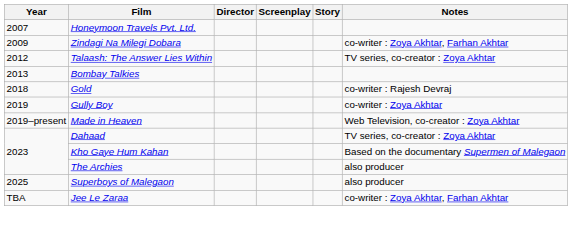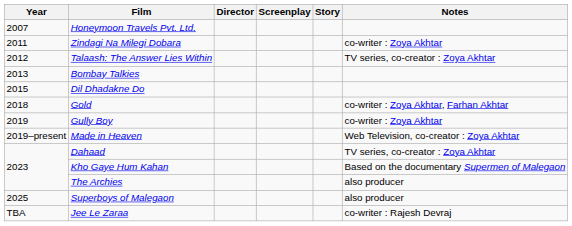(17, 43) 2009 -> (17, 43) 2011
(426, 43) co-writer : Zoya Akhtar, Farhan Akhtar -> (393, 43) co-writer : Zoya Akhtar
+ row: (108, 89)
(398, 89) co-writer : Rajesh Devraj -> (426, 105) co-writer : Zoya Akhtar, Farhan Akhtar
(426, 197) co-writer : Zoya Akhtar, Farhan Akhtar -> (398, 213) co-writer : Rajesh Devraj
